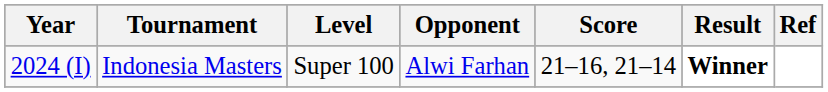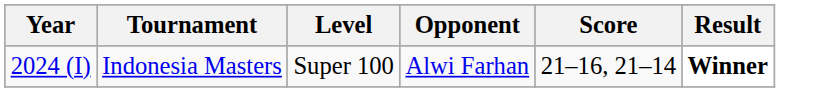- column: (798, 25)
